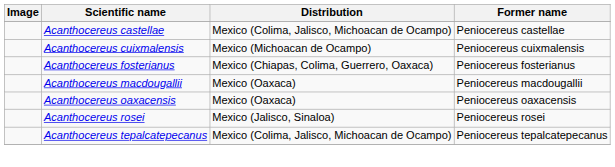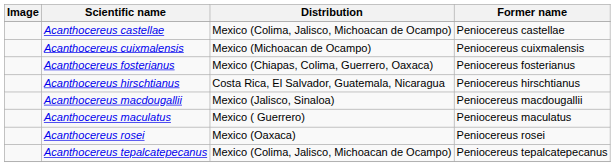+ row: (112, 83)
(254, 83) Mexico (Oaxaca) -> (273, 100) Mexico (Jalisco, Sinaloa)
+ row: (107, 118)
- row: (110, 100)
(273, 118) Mexico (Jalisco, Sinaloa) -> (254, 135) Mexico (Oaxaca)
